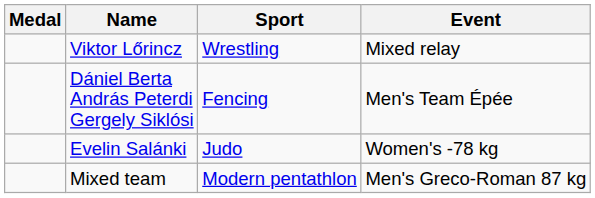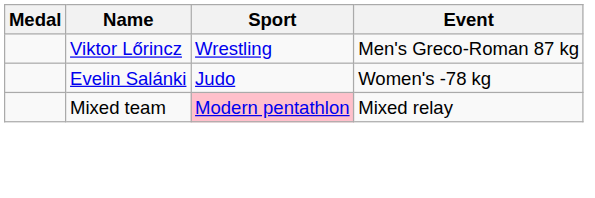(413, 49) Mixed relay -> (469, 49) Men's Greco-Roman 87 kg
- row: (132, 99)
(280, 178) no background -> (272, 108) pink background
(476, 178) Men's Greco-Roman 87 kg -> (406, 108) Mixed relay
